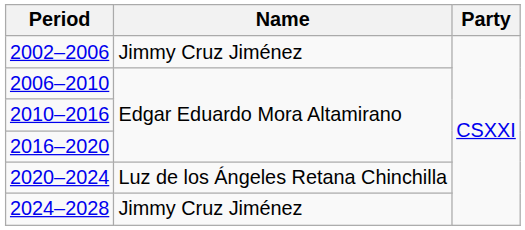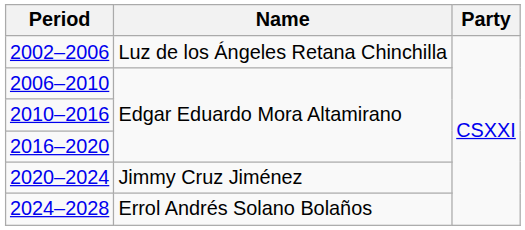(210, 51) Jimmy Cruz Jiménez -> (283, 51) Luz de los Ángeles Retana Chinchilla
(283, 177) Luz de los Ángeles Retana Chinchilla -> (210, 177) Jimmy Cruz Jiménez
(210, 209) Jimmy Cruz Jiménez -> (245, 209) Errol Andrés Solano Bolaños
